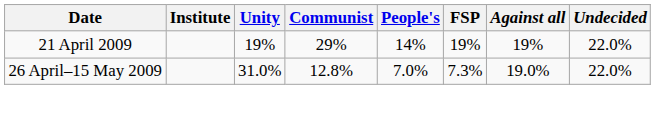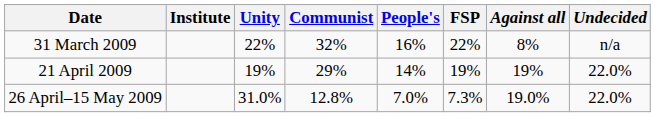+ row: (85, 44)
